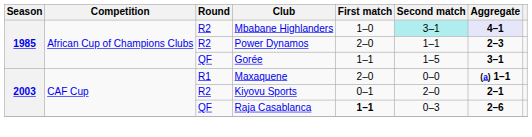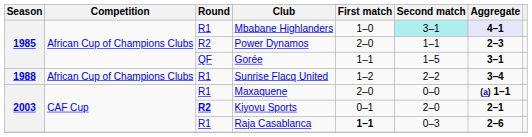(204, 28) R2 -> (204, 28) R1
+ row: (281, 76)
(204, 92) normal -> (204, 108) bold
(205, 108) QF -> (204, 124) R1
